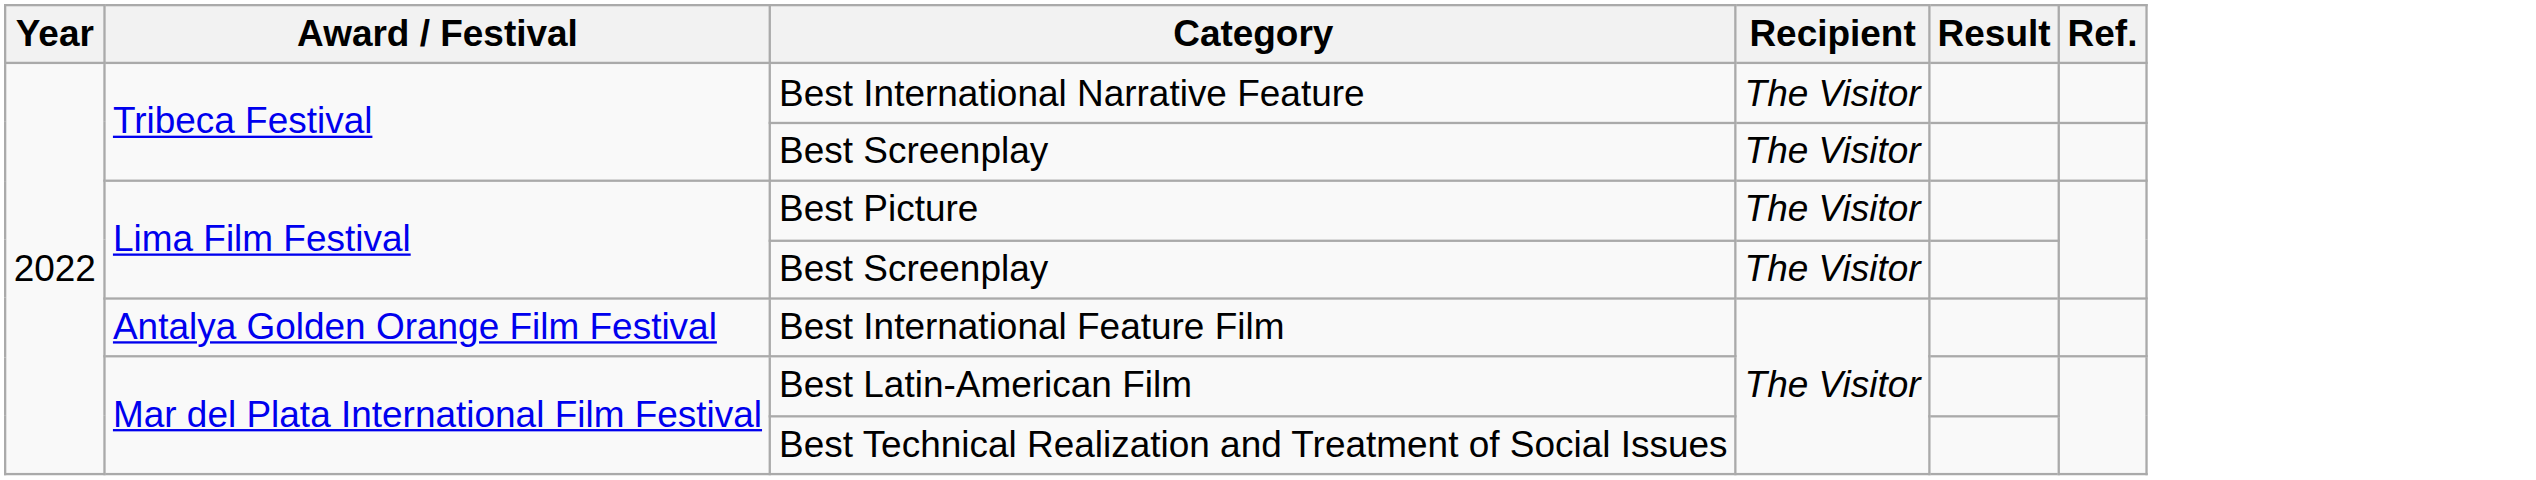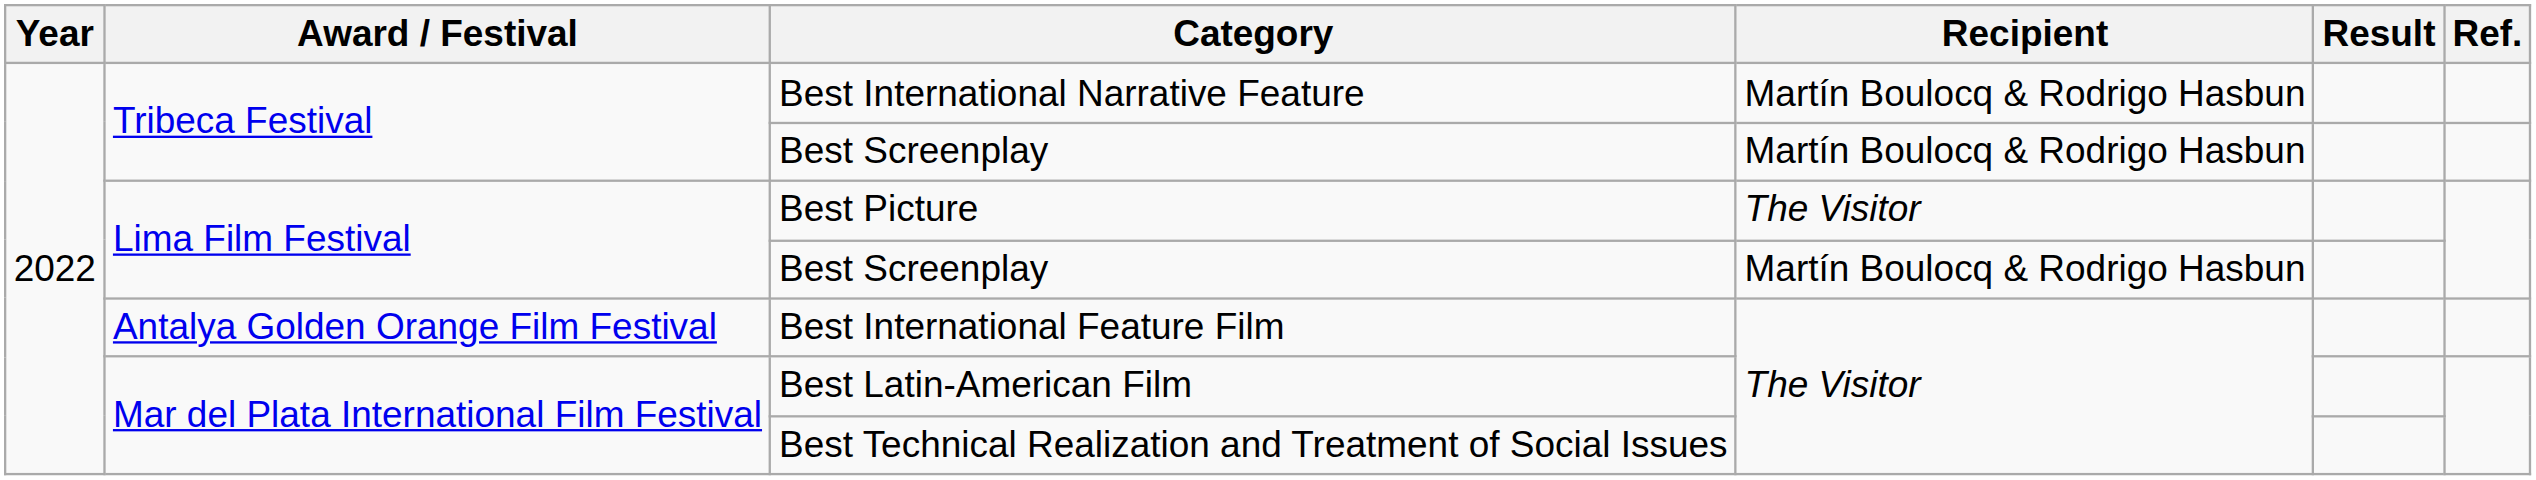(1833, 92) The Visitor -> (2025, 92) Martín Boulocq & Rodrigo Hasbun
(1833, 151) The Visitor -> (2025, 151) Martín Boulocq & Rodrigo Hasbun
(1833, 268) The Visitor -> (2025, 268) Martín Boulocq & Rodrigo Hasbun
